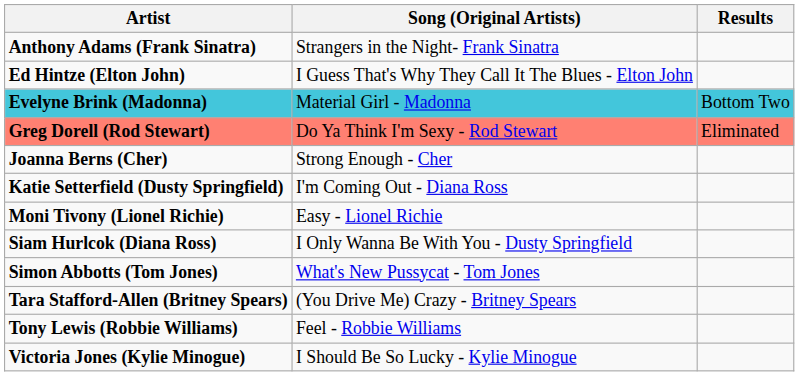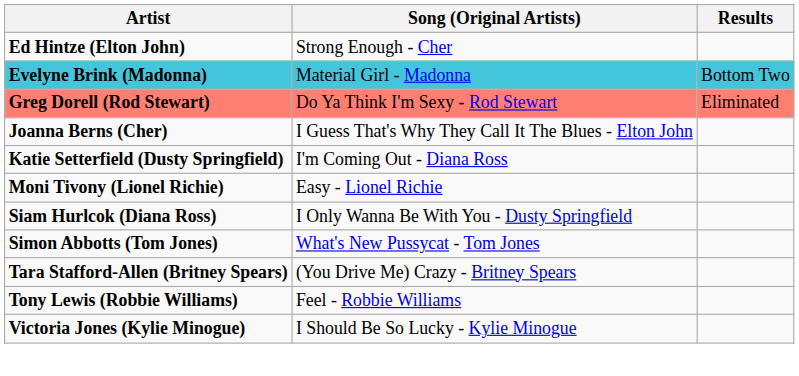- row: (132, 46)
(494, 74) I Guess That's Why They Call It The Blues - Elton John -> (374, 46) Strong Enough - Cher
(374, 159) Strong Enough - Cher -> (494, 131) I Guess That's Why They Call It The Blues - Elton John
